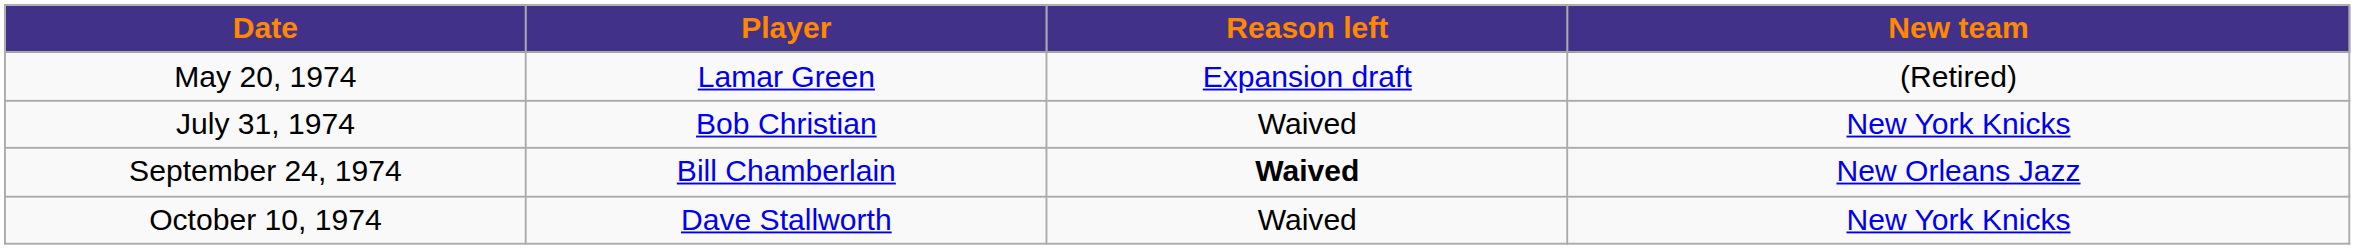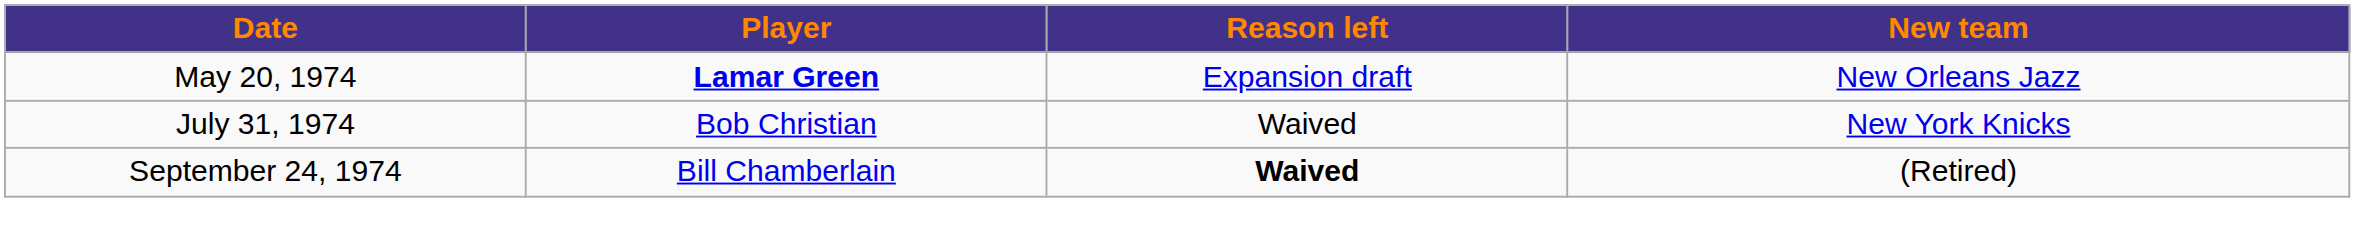(786, 76) normal -> (786, 76) bold
(1959, 76) (Retired) -> (1959, 76) New Orleans Jazz
(1959, 171) New Orleans Jazz -> (1959, 171) (Retired)
- row: (265, 219)
